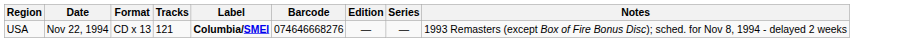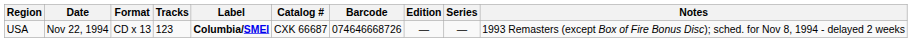+ column: (301, 12)
(164, 29) 121 -> (164, 29) 123
(309, 29) 074646668276 -> (367, 29) 074646668726
